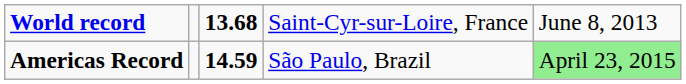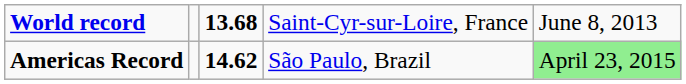(231, 60) 14.59 -> (231, 60) 14.62
